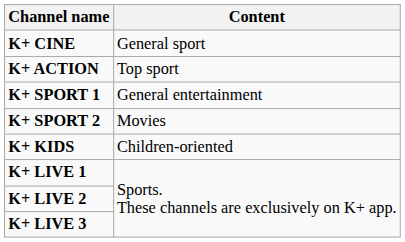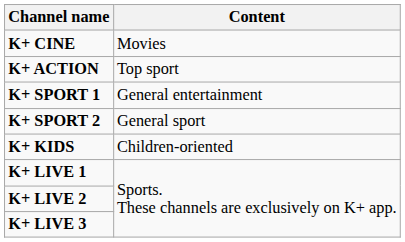(161, 43) General sport -> (141, 43) Movies
(141, 120) Movies -> (161, 120) General sport
